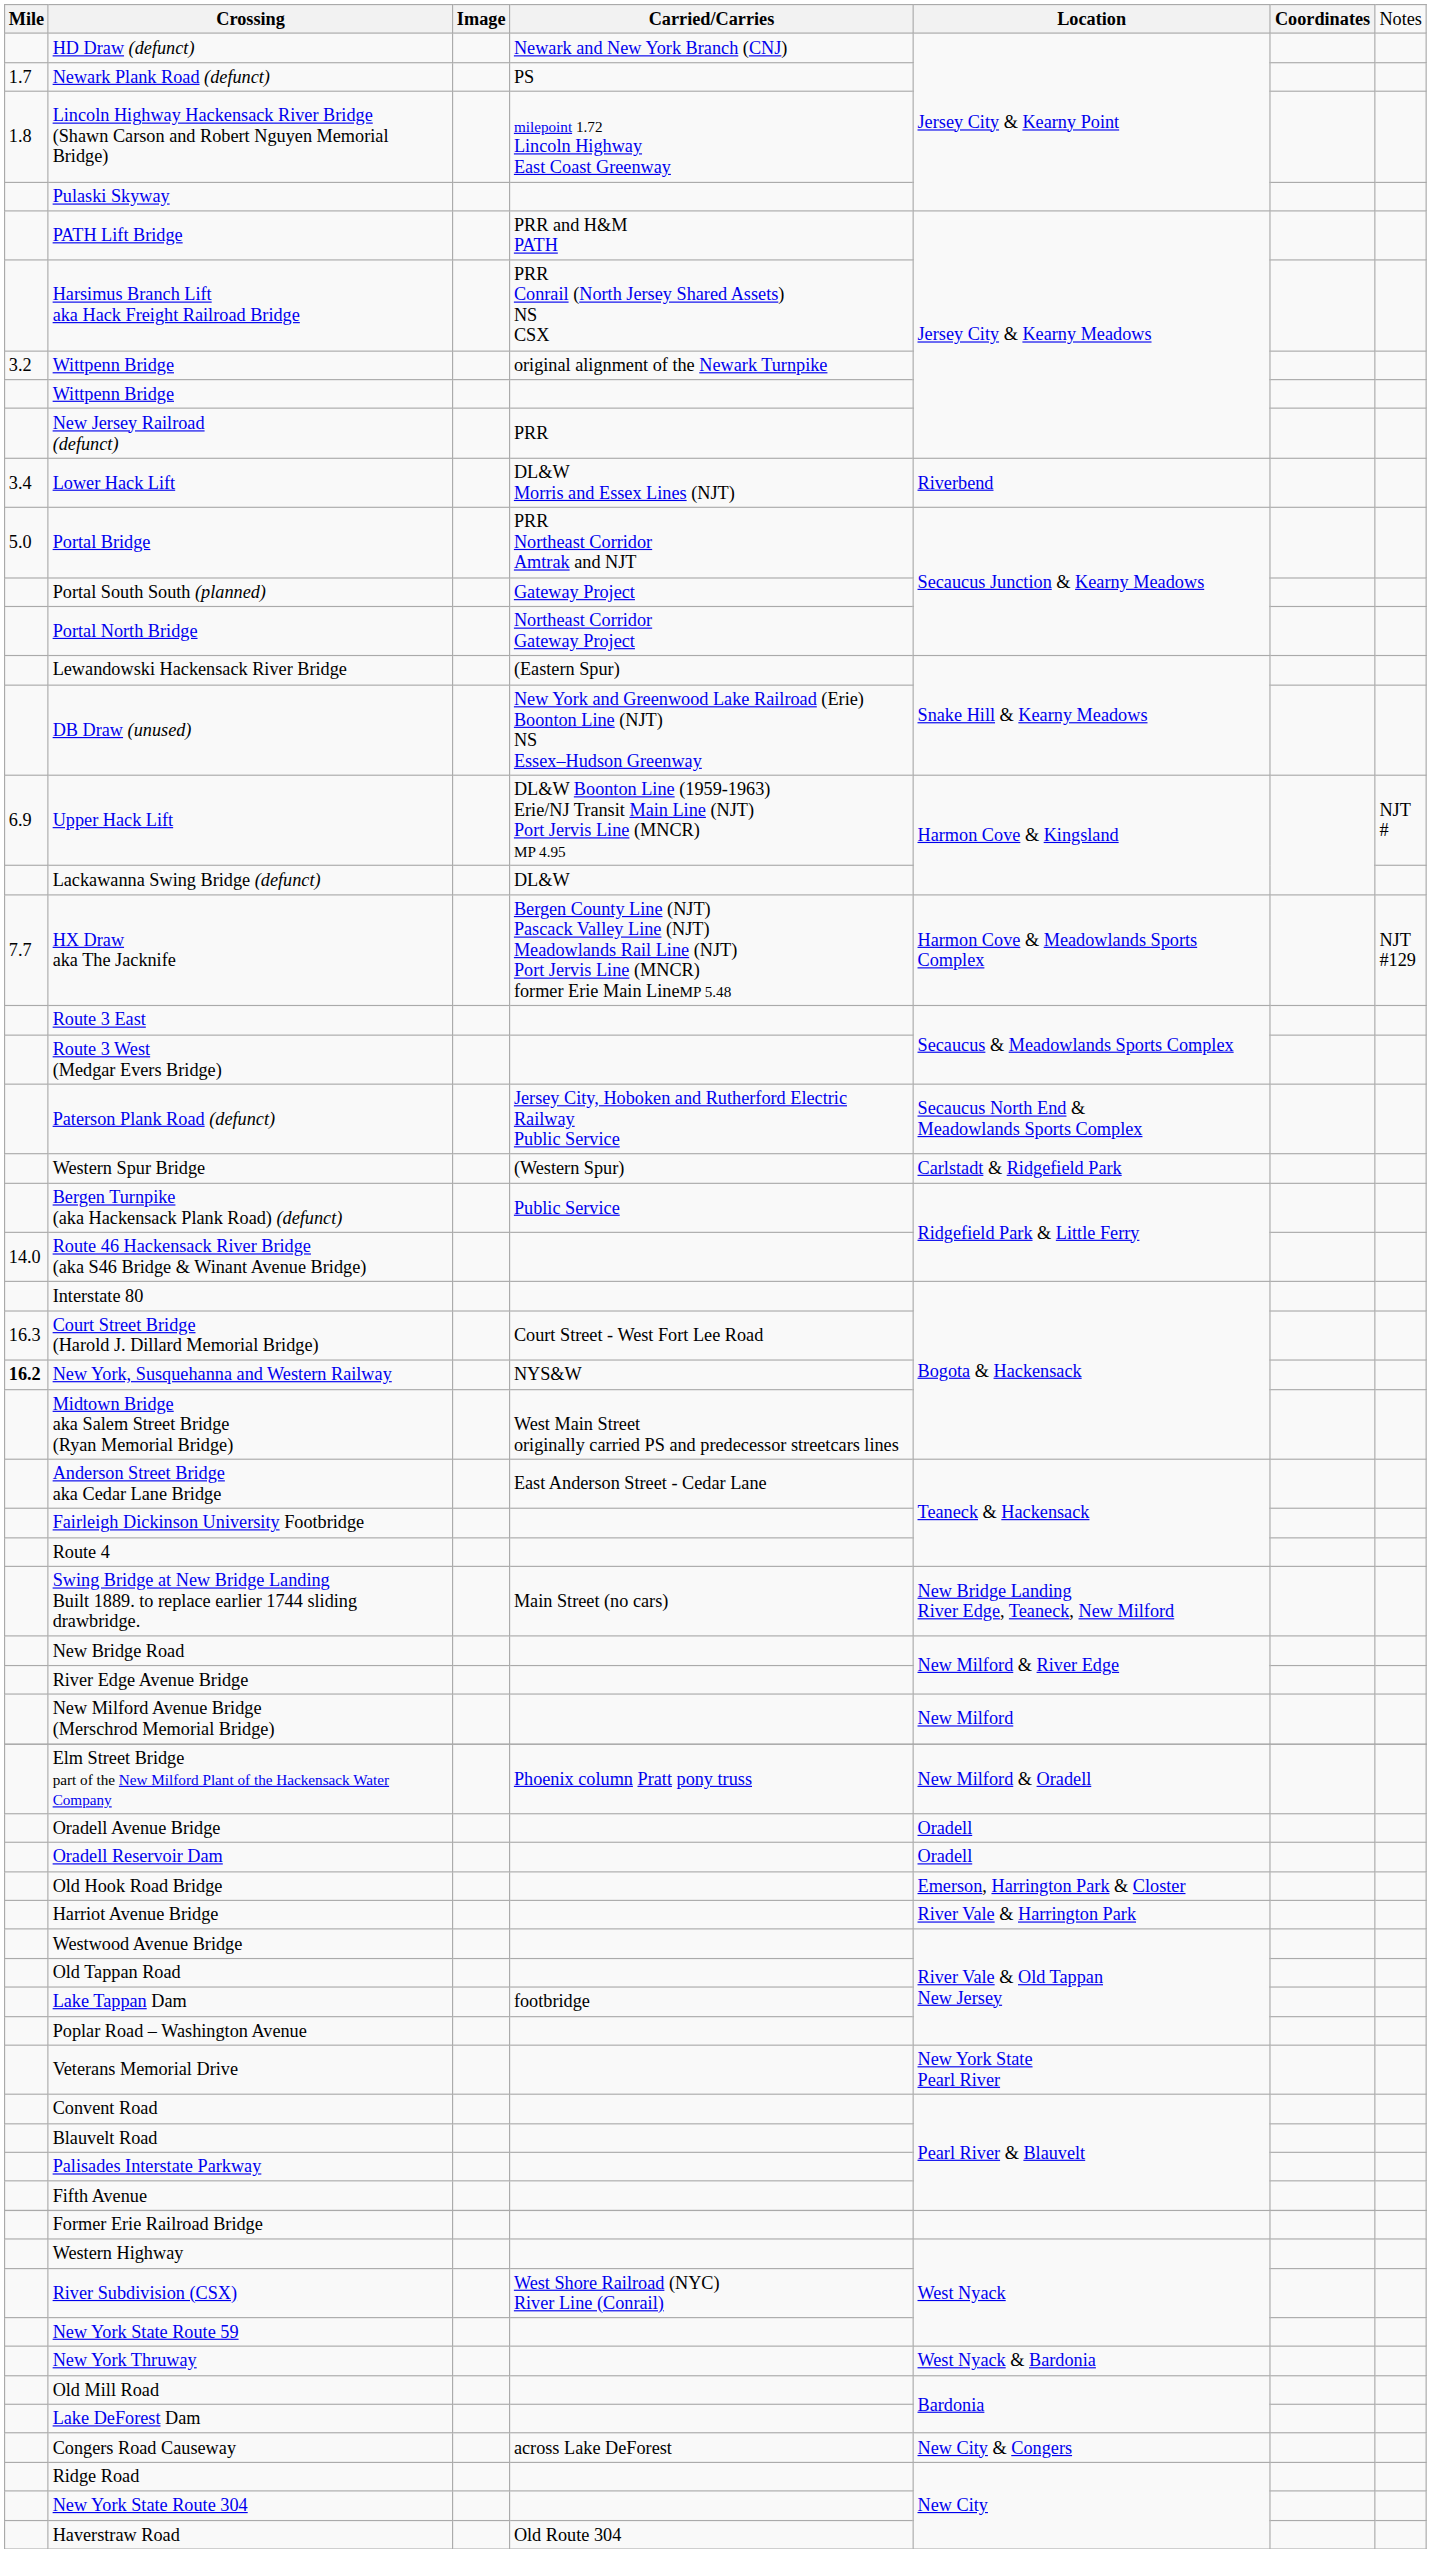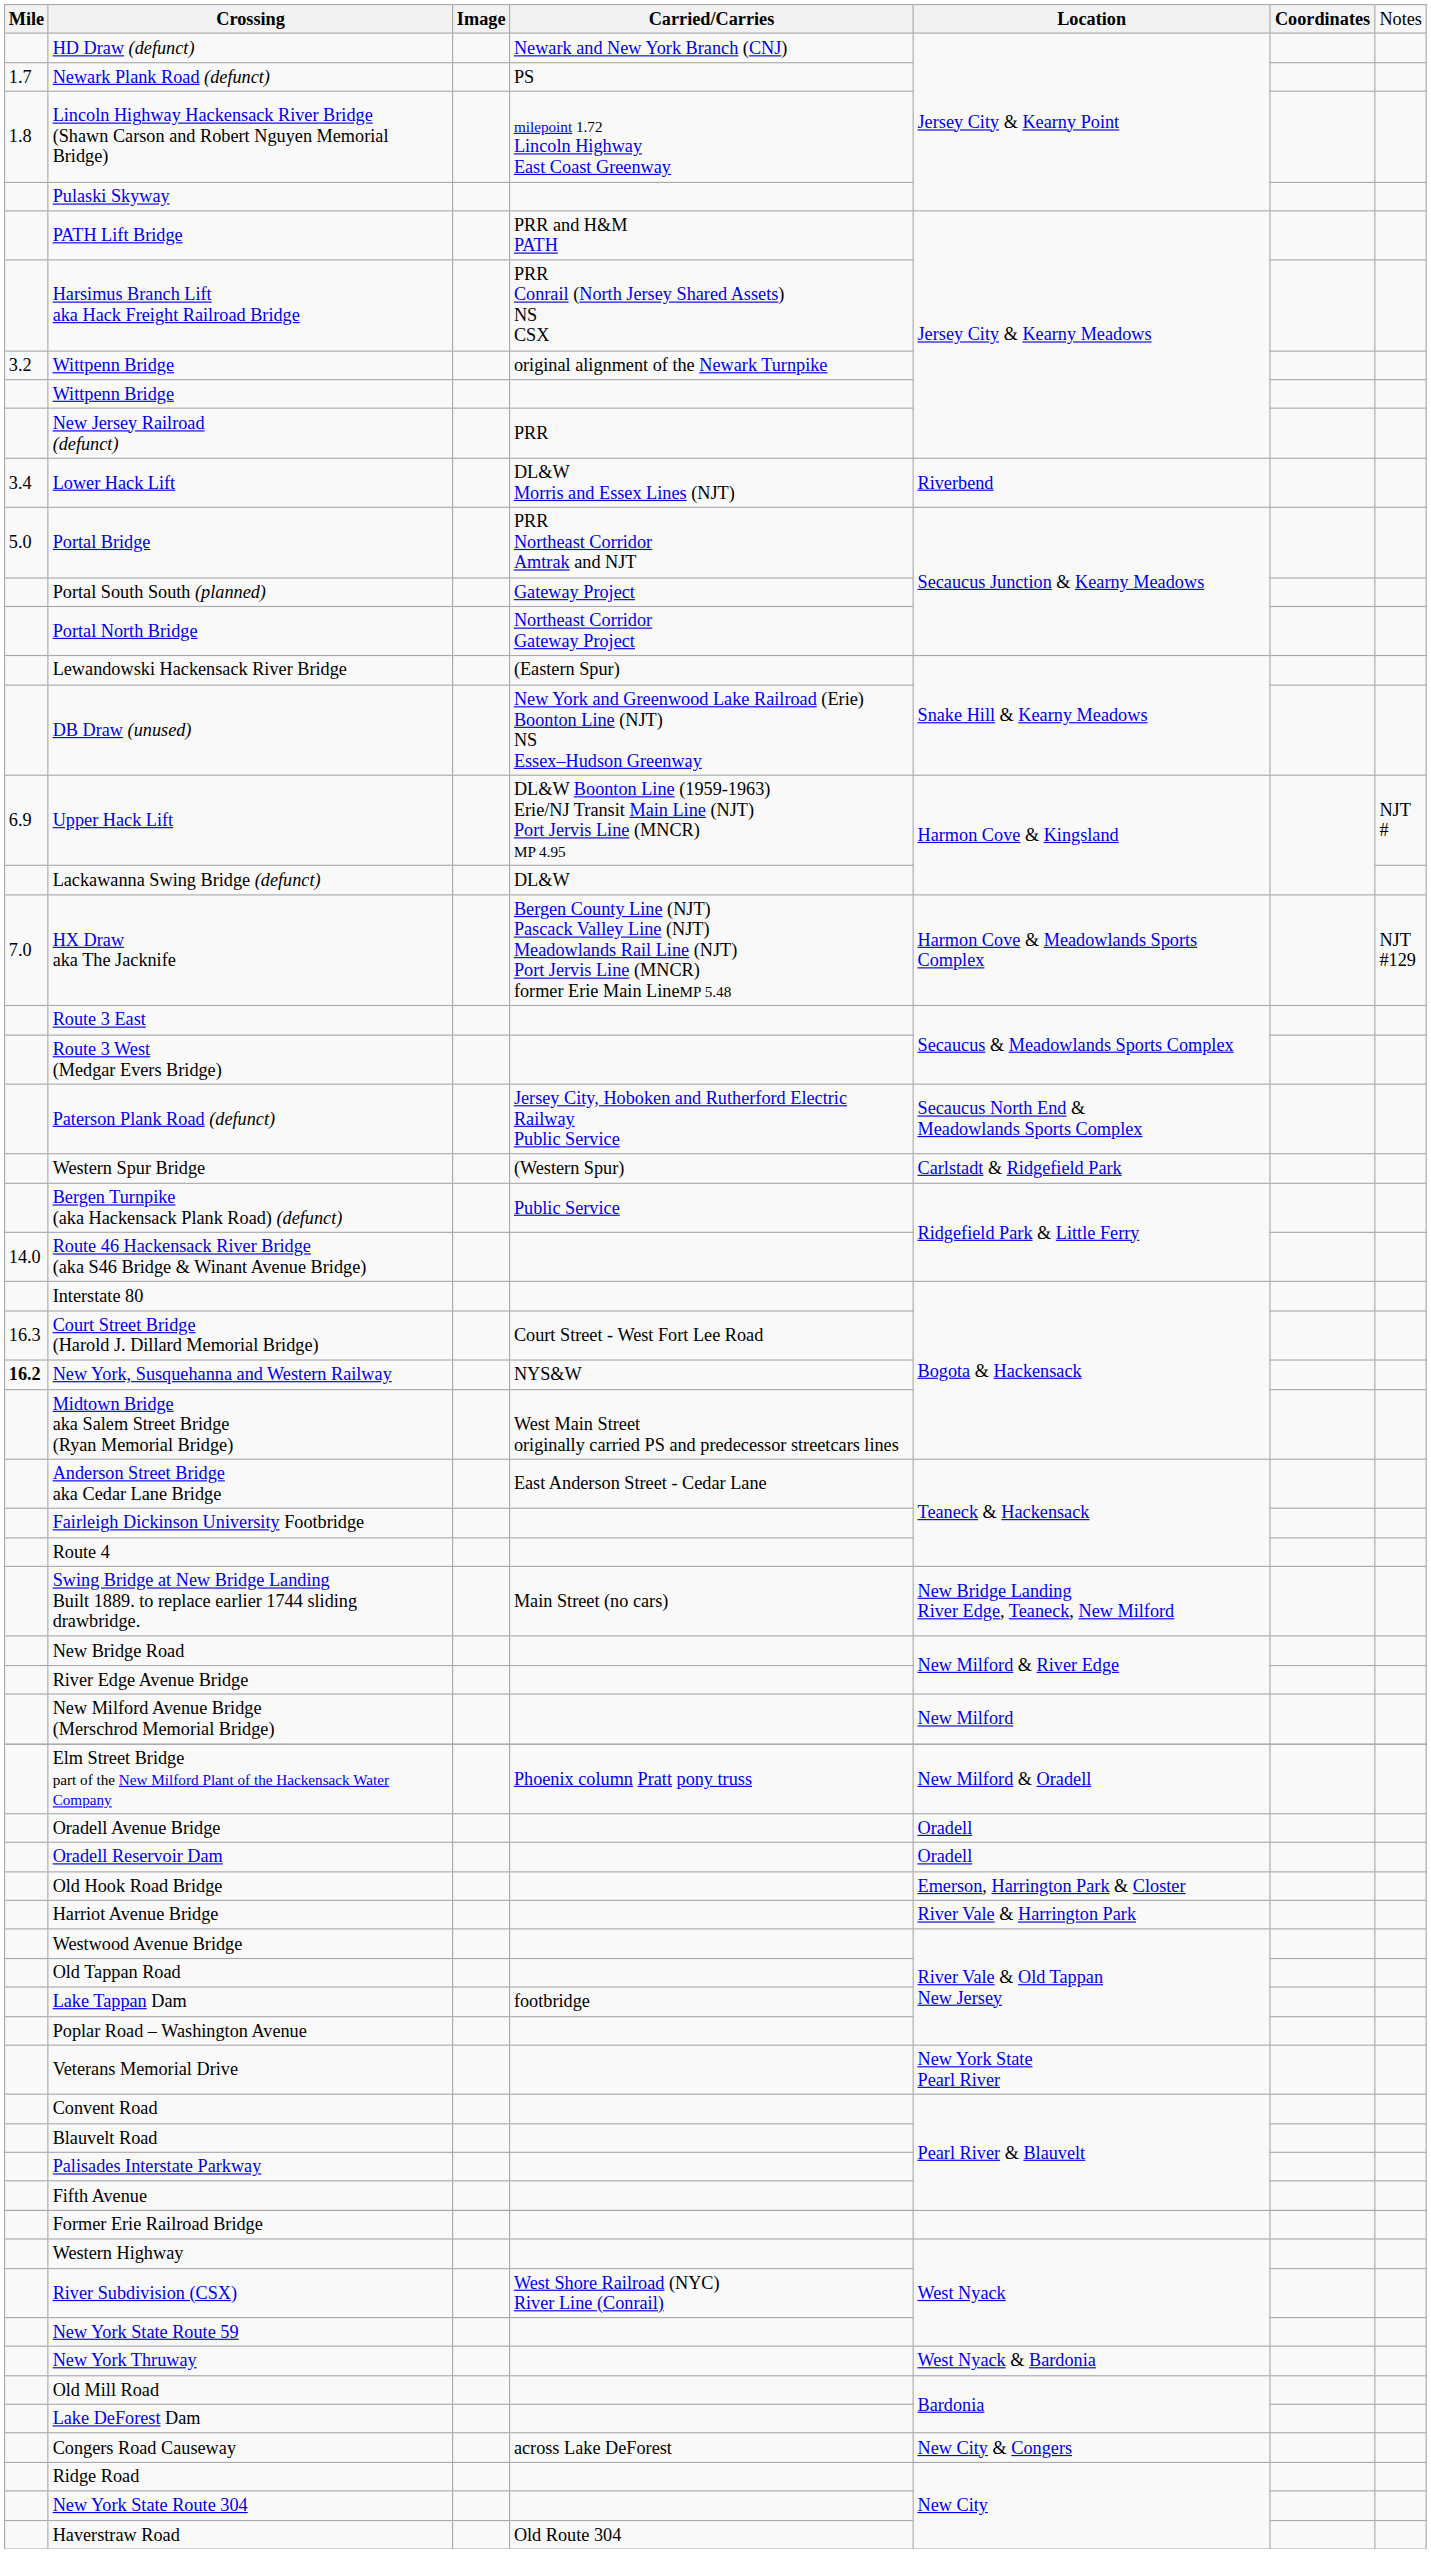(20, 950) 7.7 -> (20, 950) 7.0
